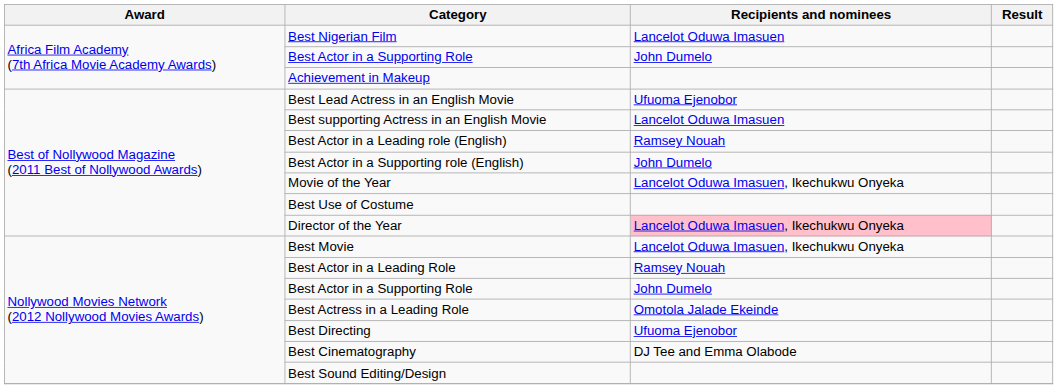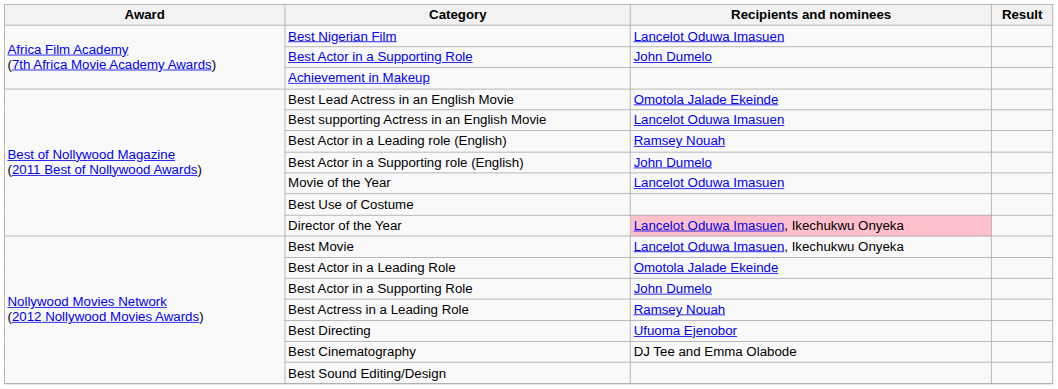(685, 99) Ufuoma Ejenobor -> (706, 99) Omotola Jalade Ekeinde
(769, 183) Lancelot Oduwa Imasuen, Ikechukwu Onyeka -> (709, 183) Lancelot Oduwa Imasuen
(679, 267) Ramsey Nouah -> (706, 267) Omotola Jalade Ekeinde
(706, 309) Omotola Jalade Ekeinde -> (679, 309) Ramsey Nouah
